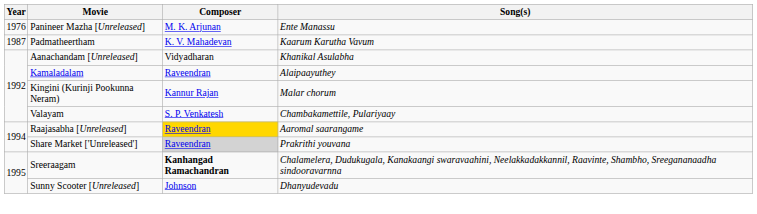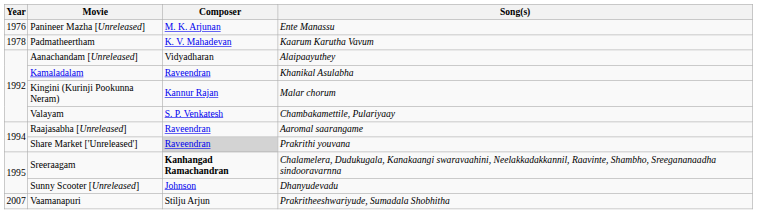(16, 42) 1987 -> (16, 42) 1978
(317, 57) Khanikal Asulabha -> (308, 57) Alaipaayuthey
(308, 73) Alaipaayuthey -> (317, 73) Khanikal Asulabha
(188, 129) gold background -> (188, 129) no background
+ row: (55, 201)
